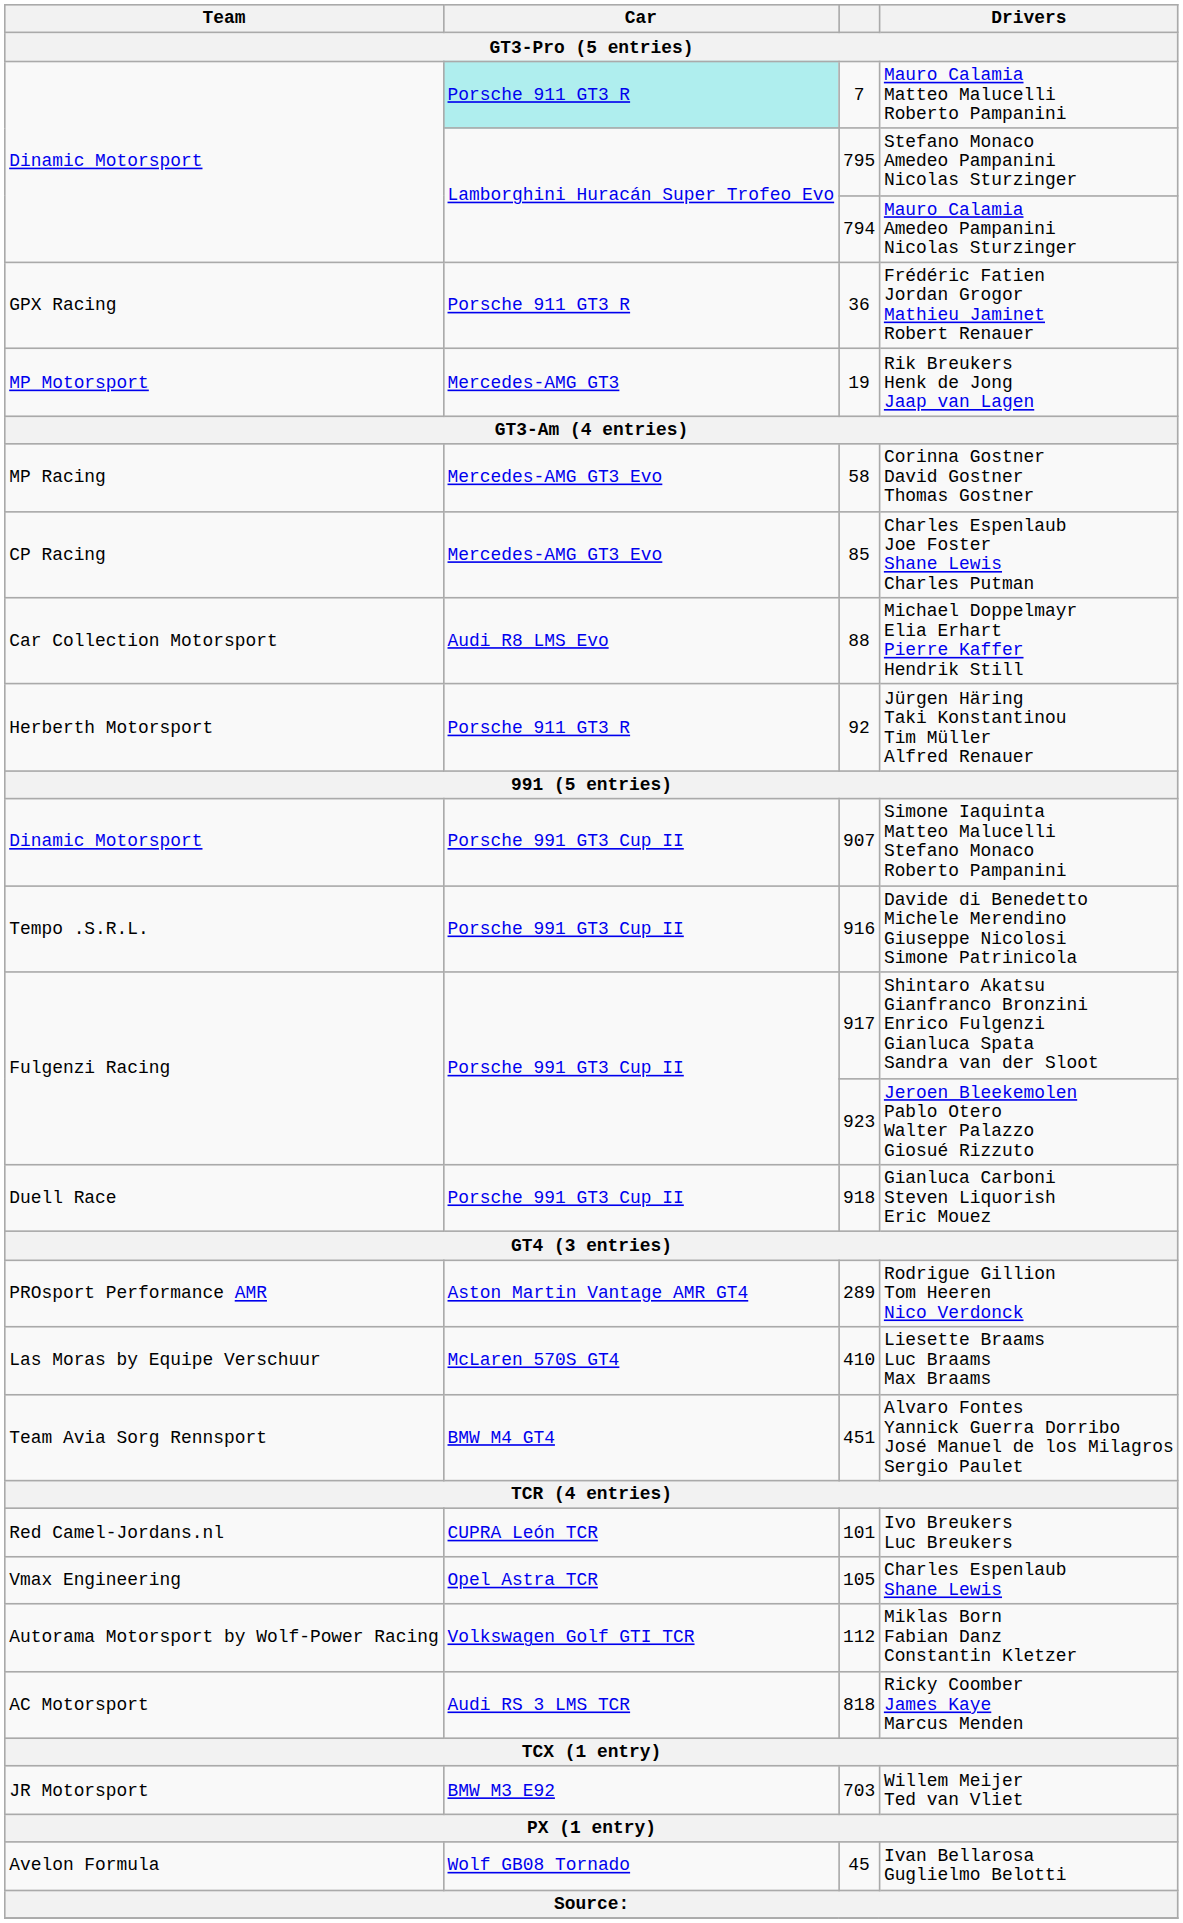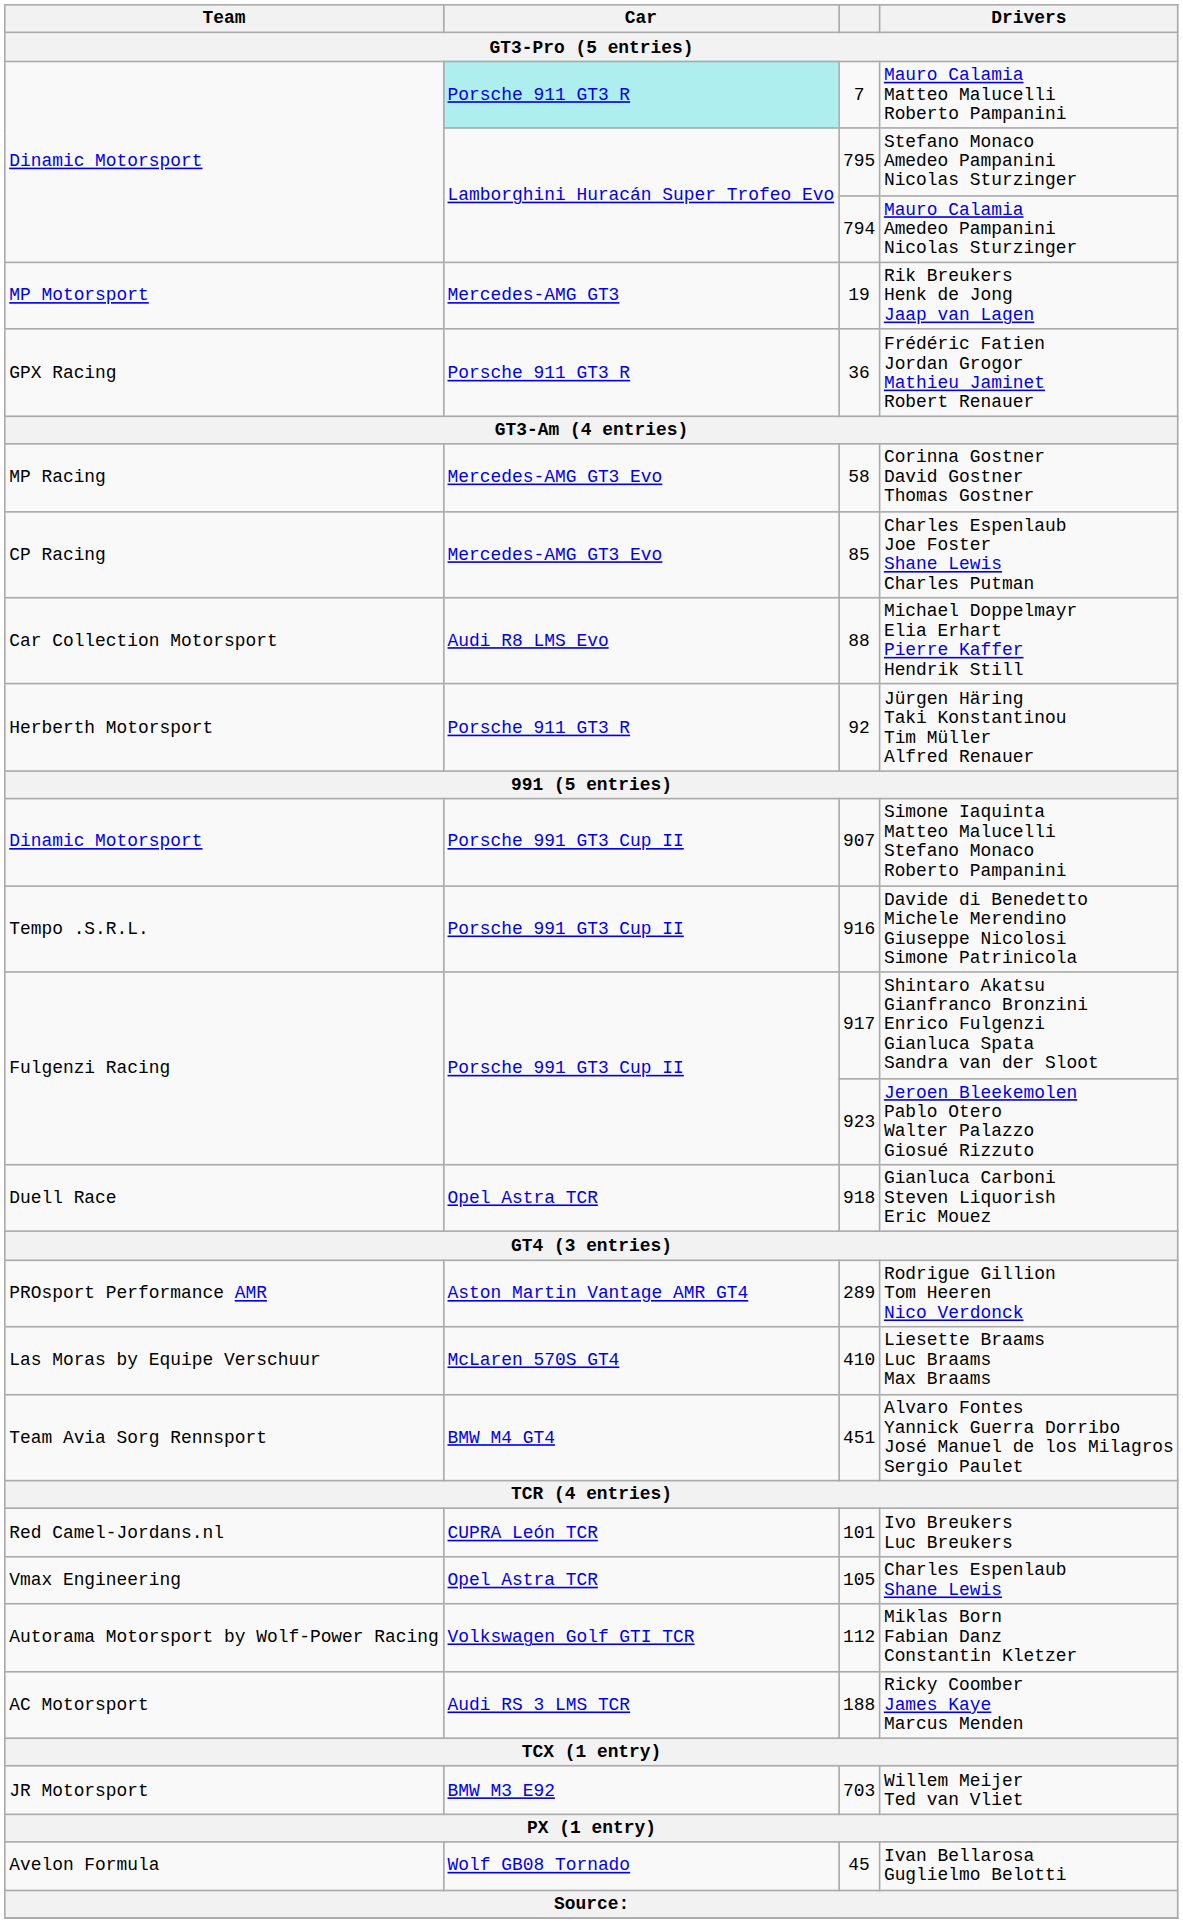rows swapped: (959, 383) <-> (964, 306)
(566, 1198) Porsche 991 GT3 Cup II -> (523, 1198) Opel Astra TCR
(859, 1705) 818 -> (859, 1705) 188
